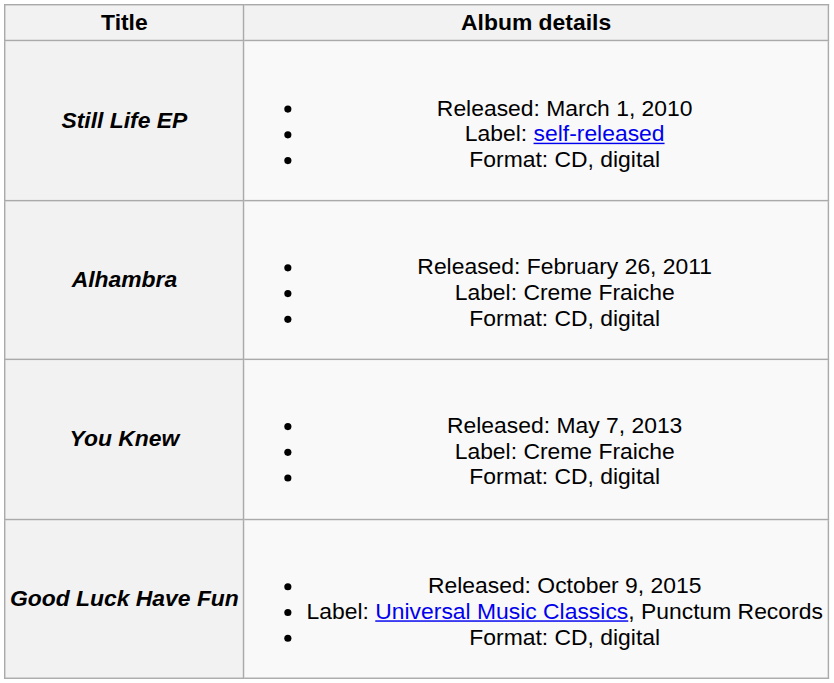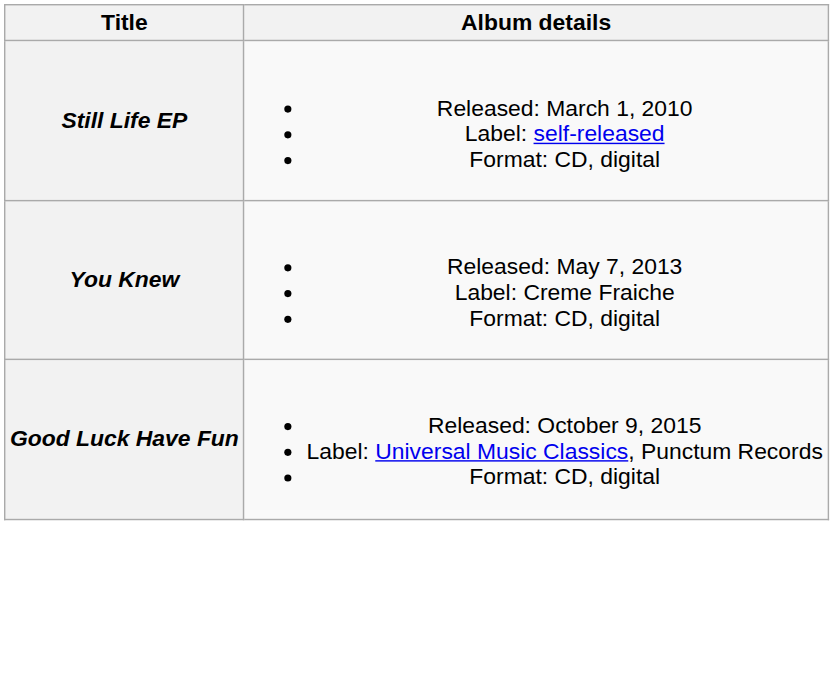- row: (124, 279)
